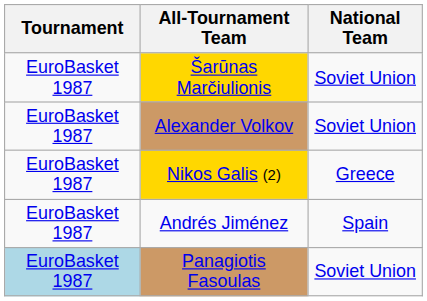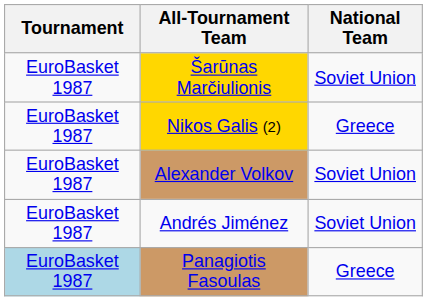rows swapped: (224, 174) <-> (224, 125)
(365, 223) Spain -> (365, 223) Soviet Union
(365, 271) Soviet Union -> (365, 271) Greece
